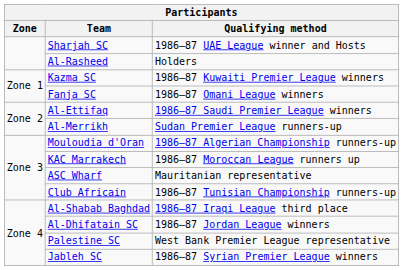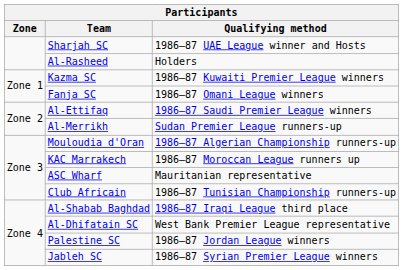(242, 225) 1986–87 Jordan League winners -> (272, 225) West Bank Premier League representative
(272, 241) West Bank Premier League representative -> (242, 241) 1986–87 Jordan League winners
